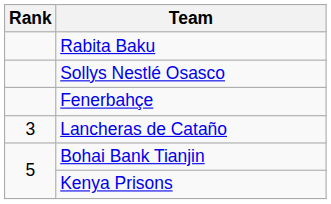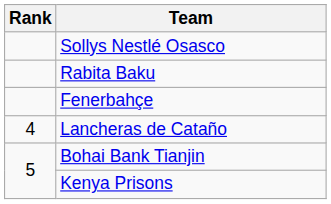rows swapped: (143, 73) <-> (108, 45)
(30, 128) 3 -> (30, 128) 4
